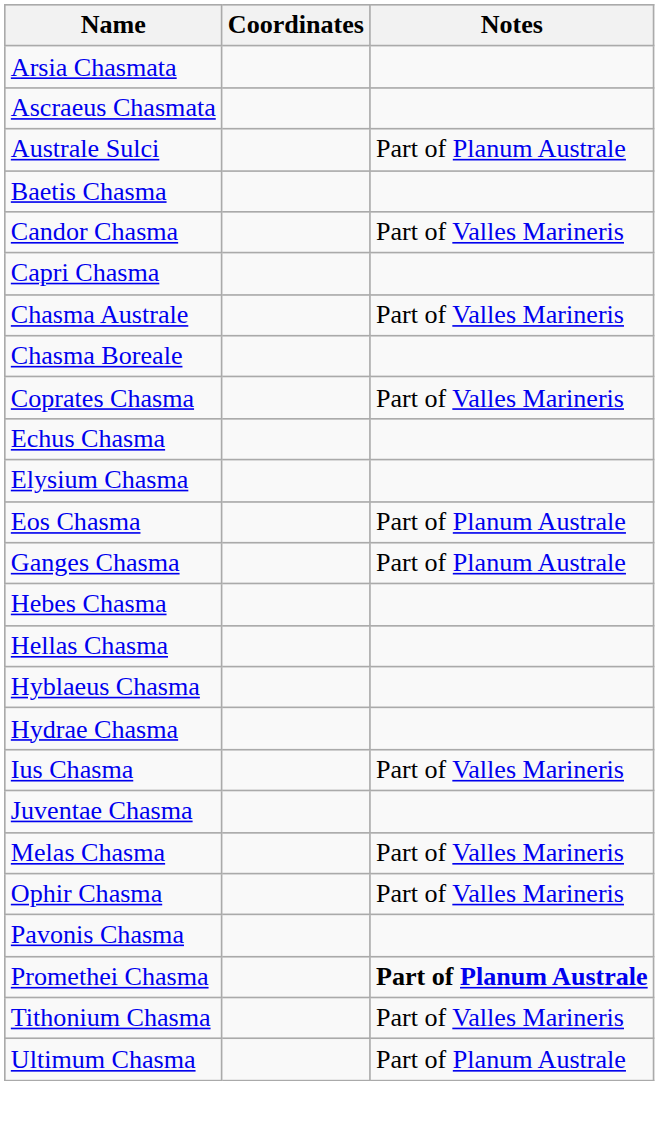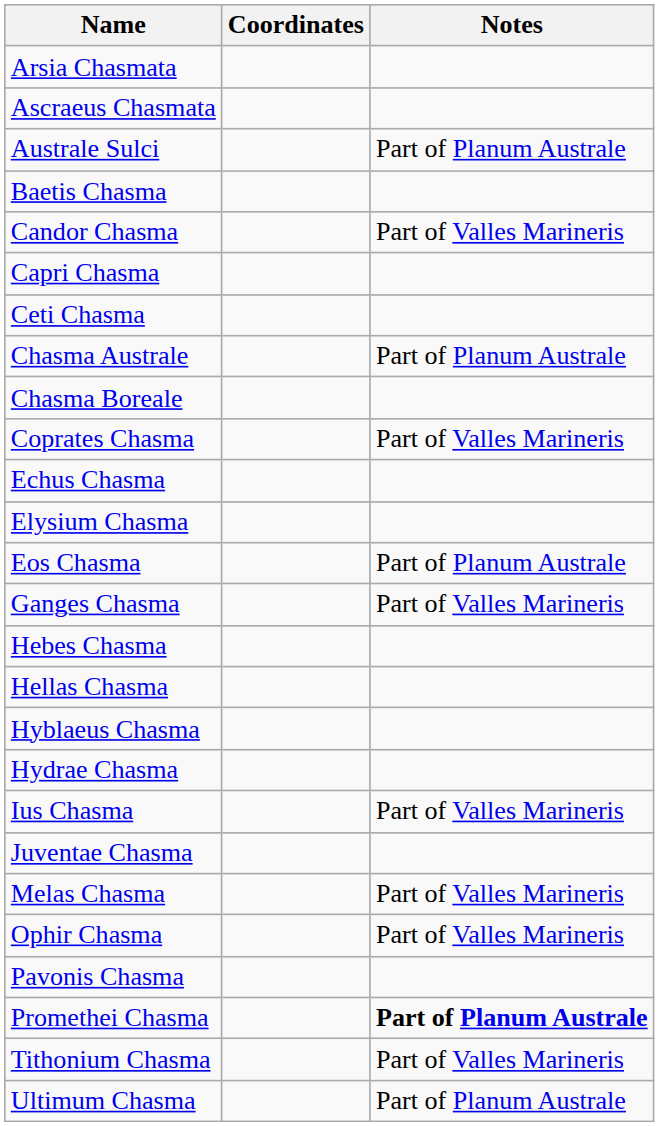+ row: (78, 314)
(500, 314) Part of Valles Marineris -> (501, 356) Part of Planum Australe
(501, 562) Part of Planum Australe -> (500, 604) Part of Valles Marineris
